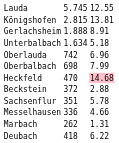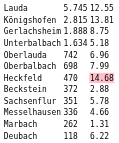(99, 32) 8.91 -> (99, 32) 8.75
(71, 136) 418 -> (71, 136) 118
